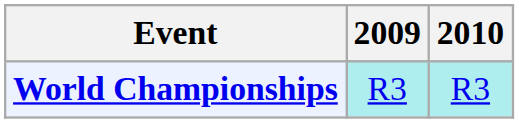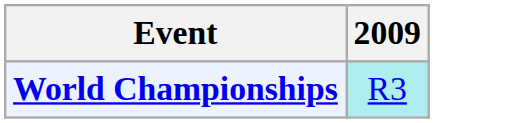- column: (470, 32)
